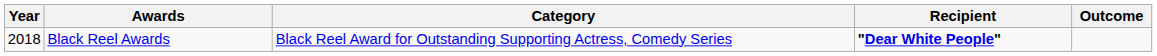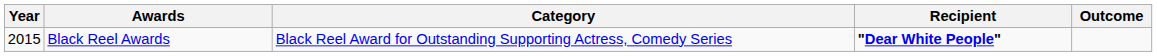(24, 39) 2018 -> (24, 39) 2015
